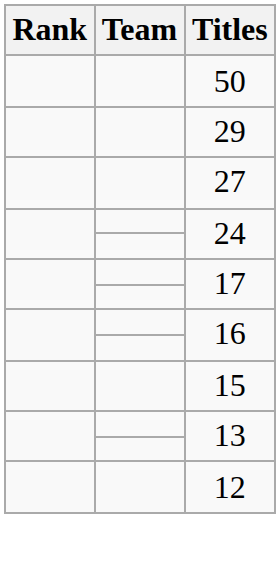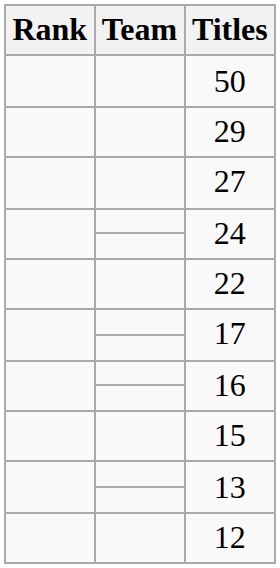+ row: (50, 284)
